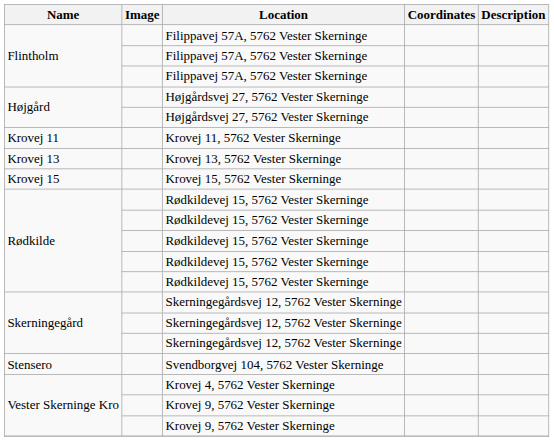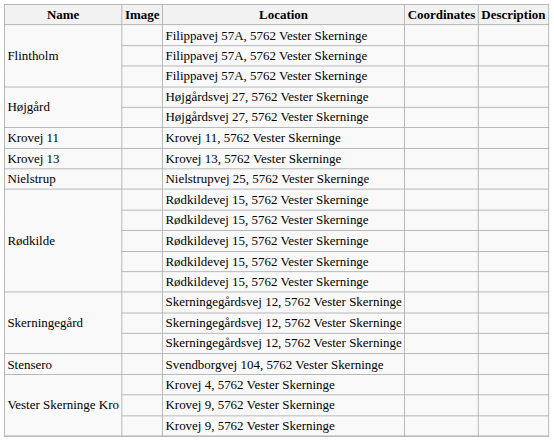- row: (33, 179)
+ row: (32, 179)
